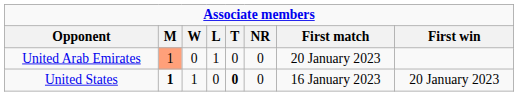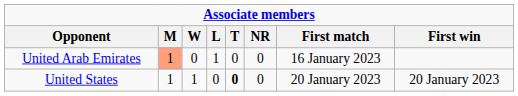(336, 58) 20 January 2023 -> (336, 58) 16 January 2023
(170, 79) bold -> (170, 79) normal
(336, 79) 16 January 2023 -> (336, 79) 20 January 2023
